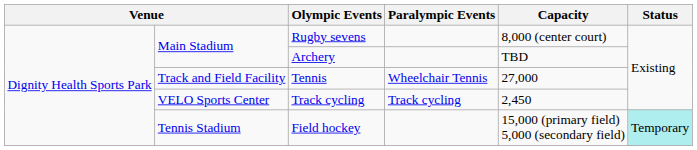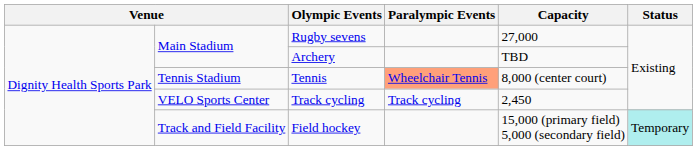(554, 36) 8,000 (center court) -> (520, 36) 27,000
(222, 78) Track and Field Facility -> (199, 78) Tennis Stadium
(438, 78) no background -> (438, 78) lightsalmon background
(520, 78) 27,000 -> (554, 78) 8,000 (center court)
(199, 127) Tennis Stadium -> (222, 127) Track and Field Facility
